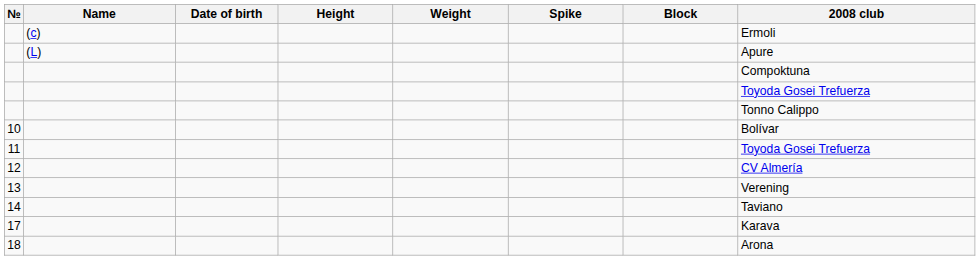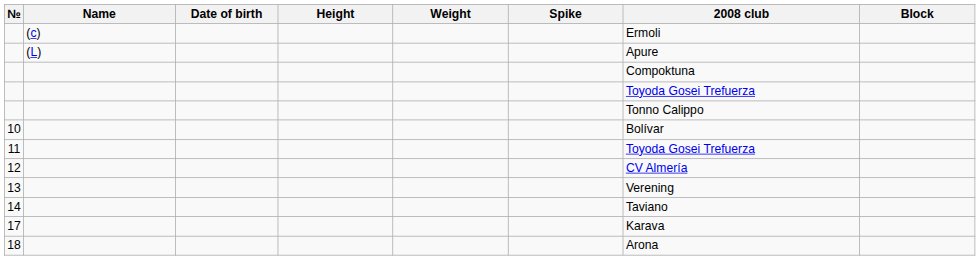columns swapped: (681, 14) <-> (856, 14)
